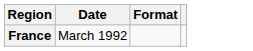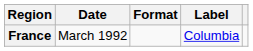+ column: (212, 14)
